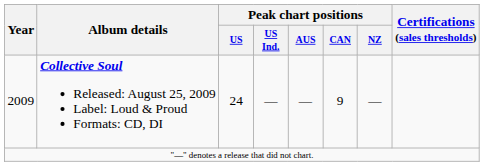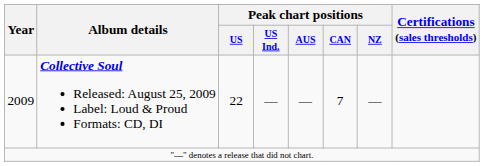(236, 101) 24 -> (236, 101) 22
(340, 101) 9 -> (340, 101) 7
